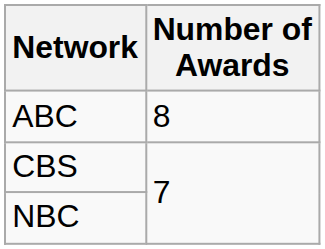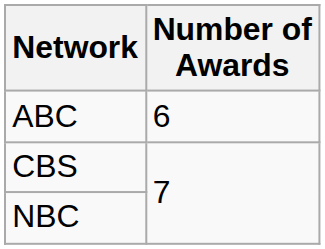(161, 116) 8 -> (161, 116) 6
